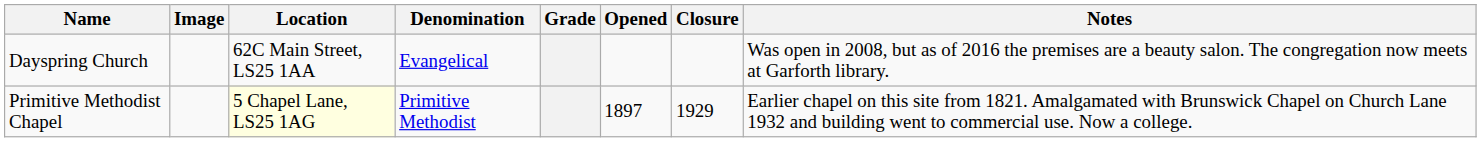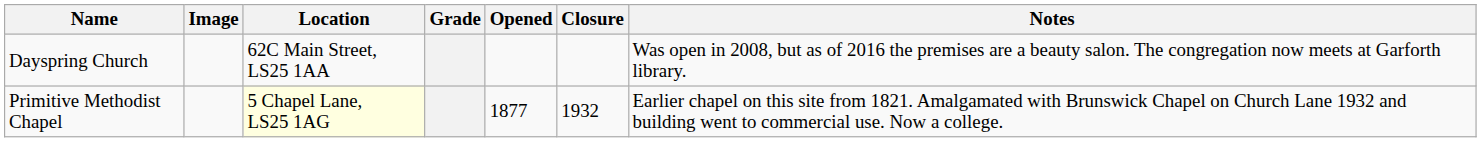- column: (467, 19)
(623, 111) 1897 -> (509, 111) 1877
(695, 111) 1929 -> (580, 111) 1932
